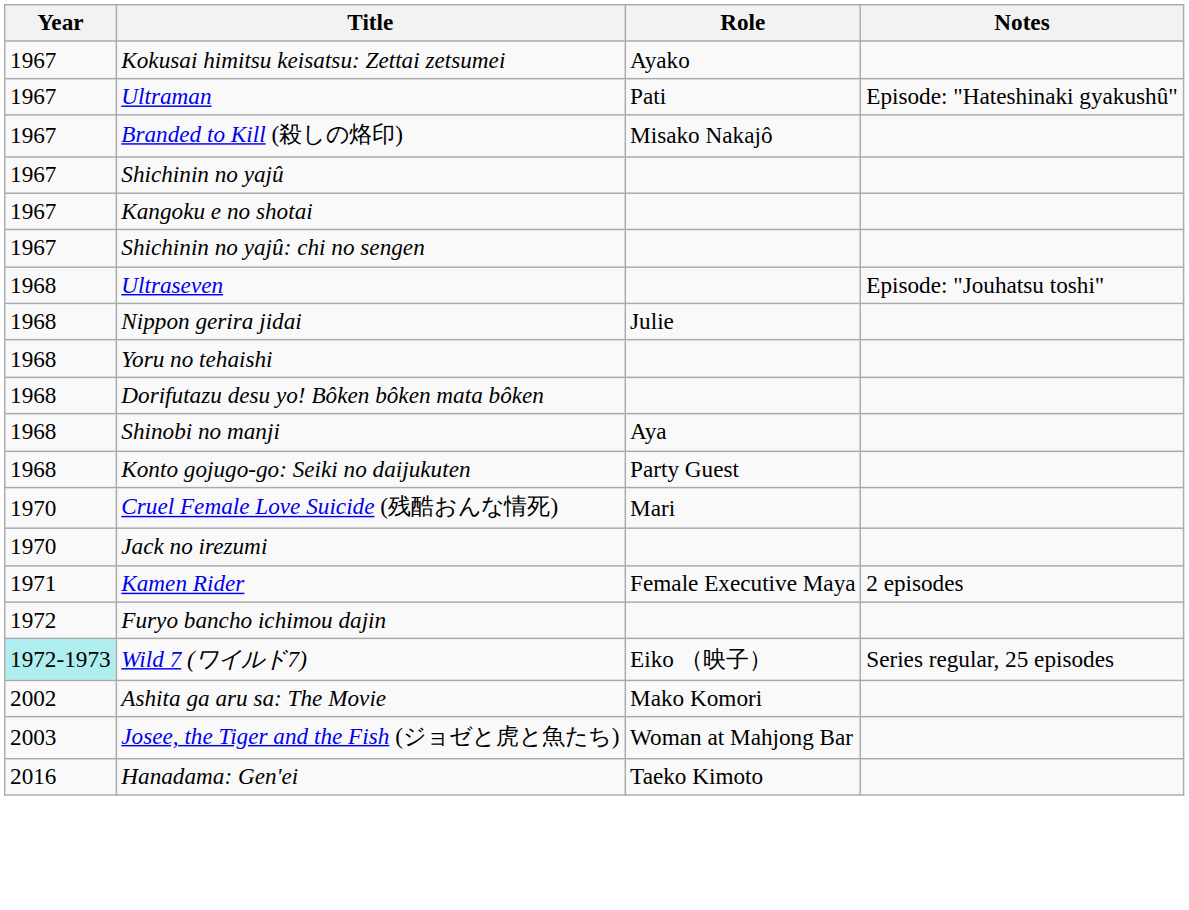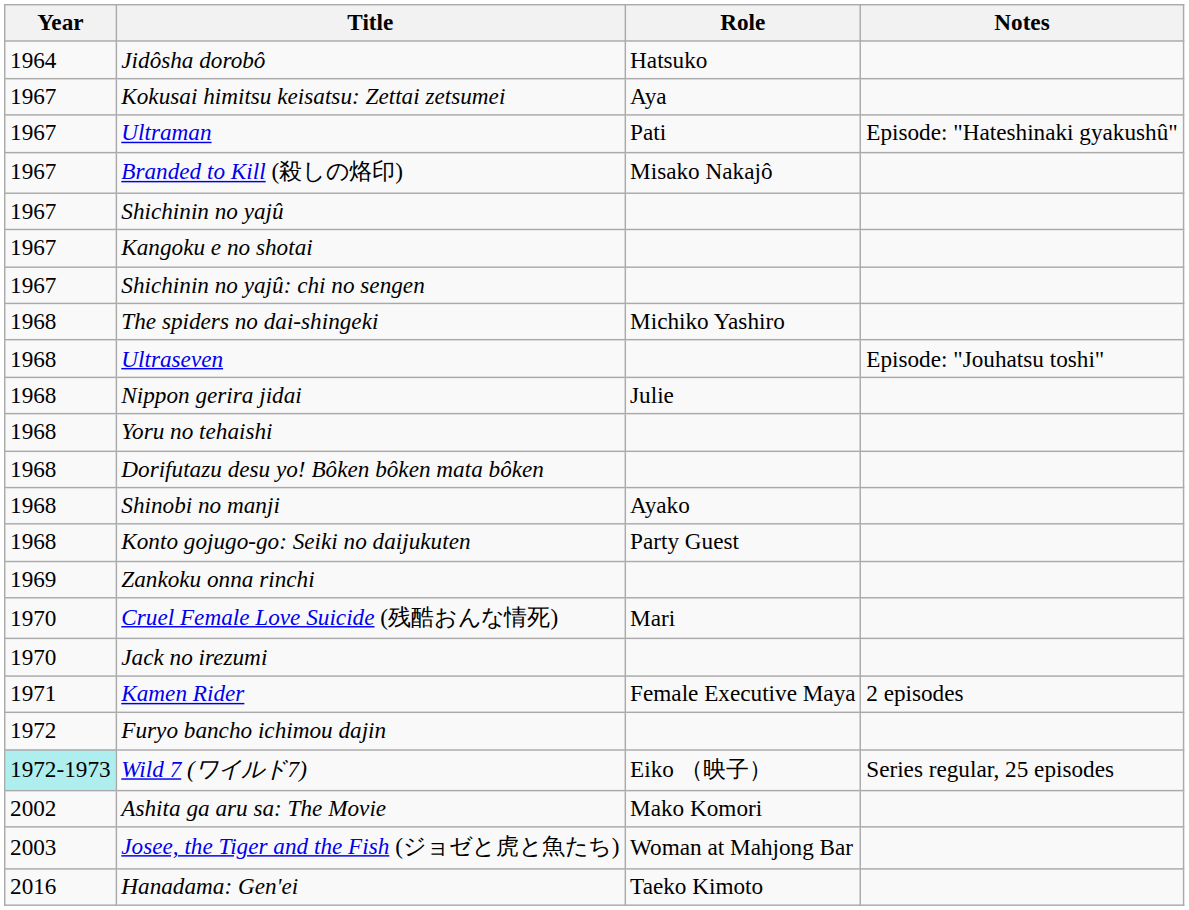+ row: (193, 59)
(660, 59) Ayako -> (648, 96) Aya
+ row: (250, 321)
(648, 431) Aya -> (660, 505) Ayako
+ row: (218, 579)
